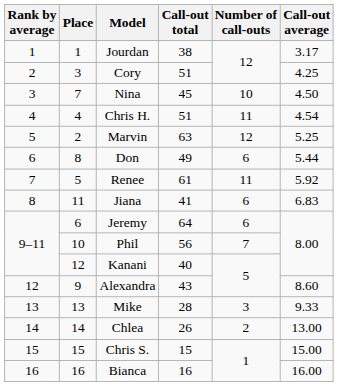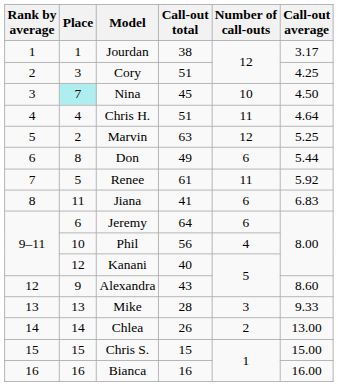(78, 94) no background -> (78, 94) paleturquoise background
(307, 115) 4.54 -> (307, 115) 4.64
(246, 243) 7 -> (246, 243) 4
